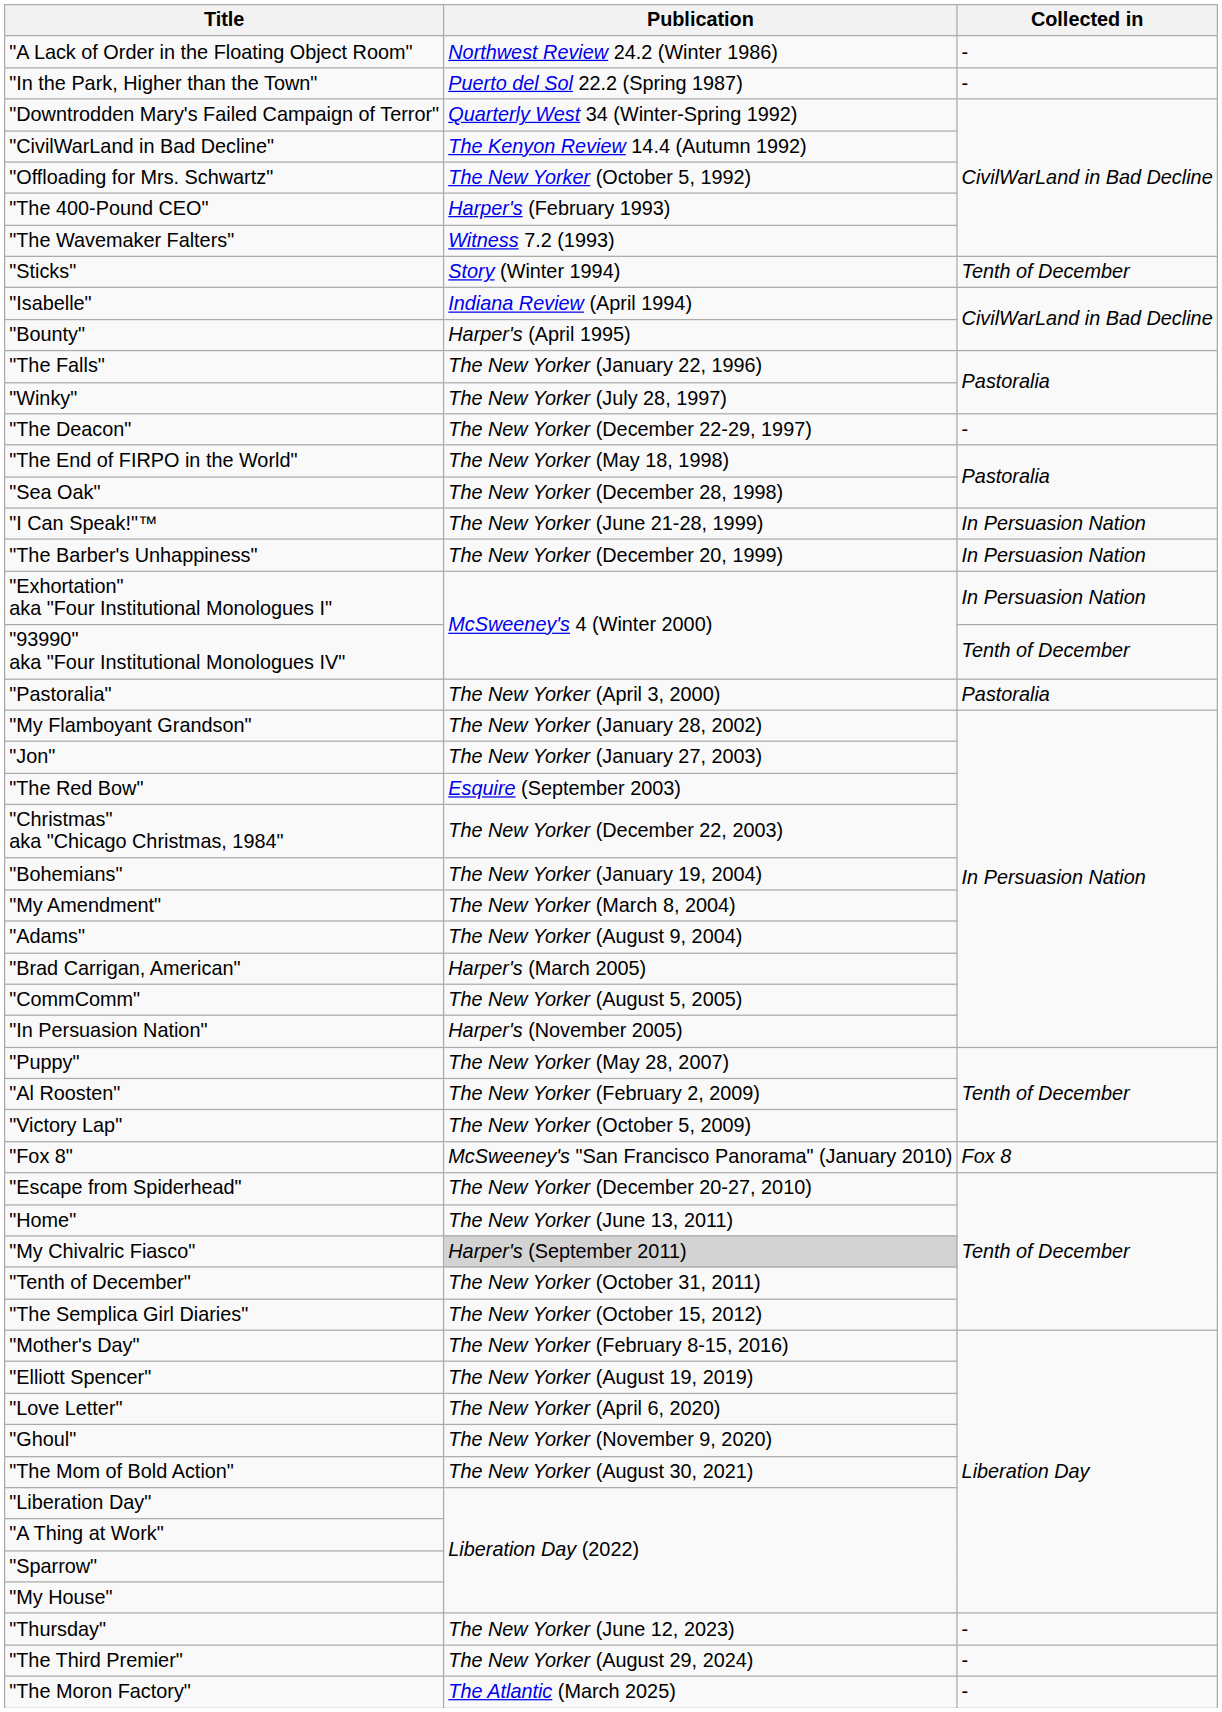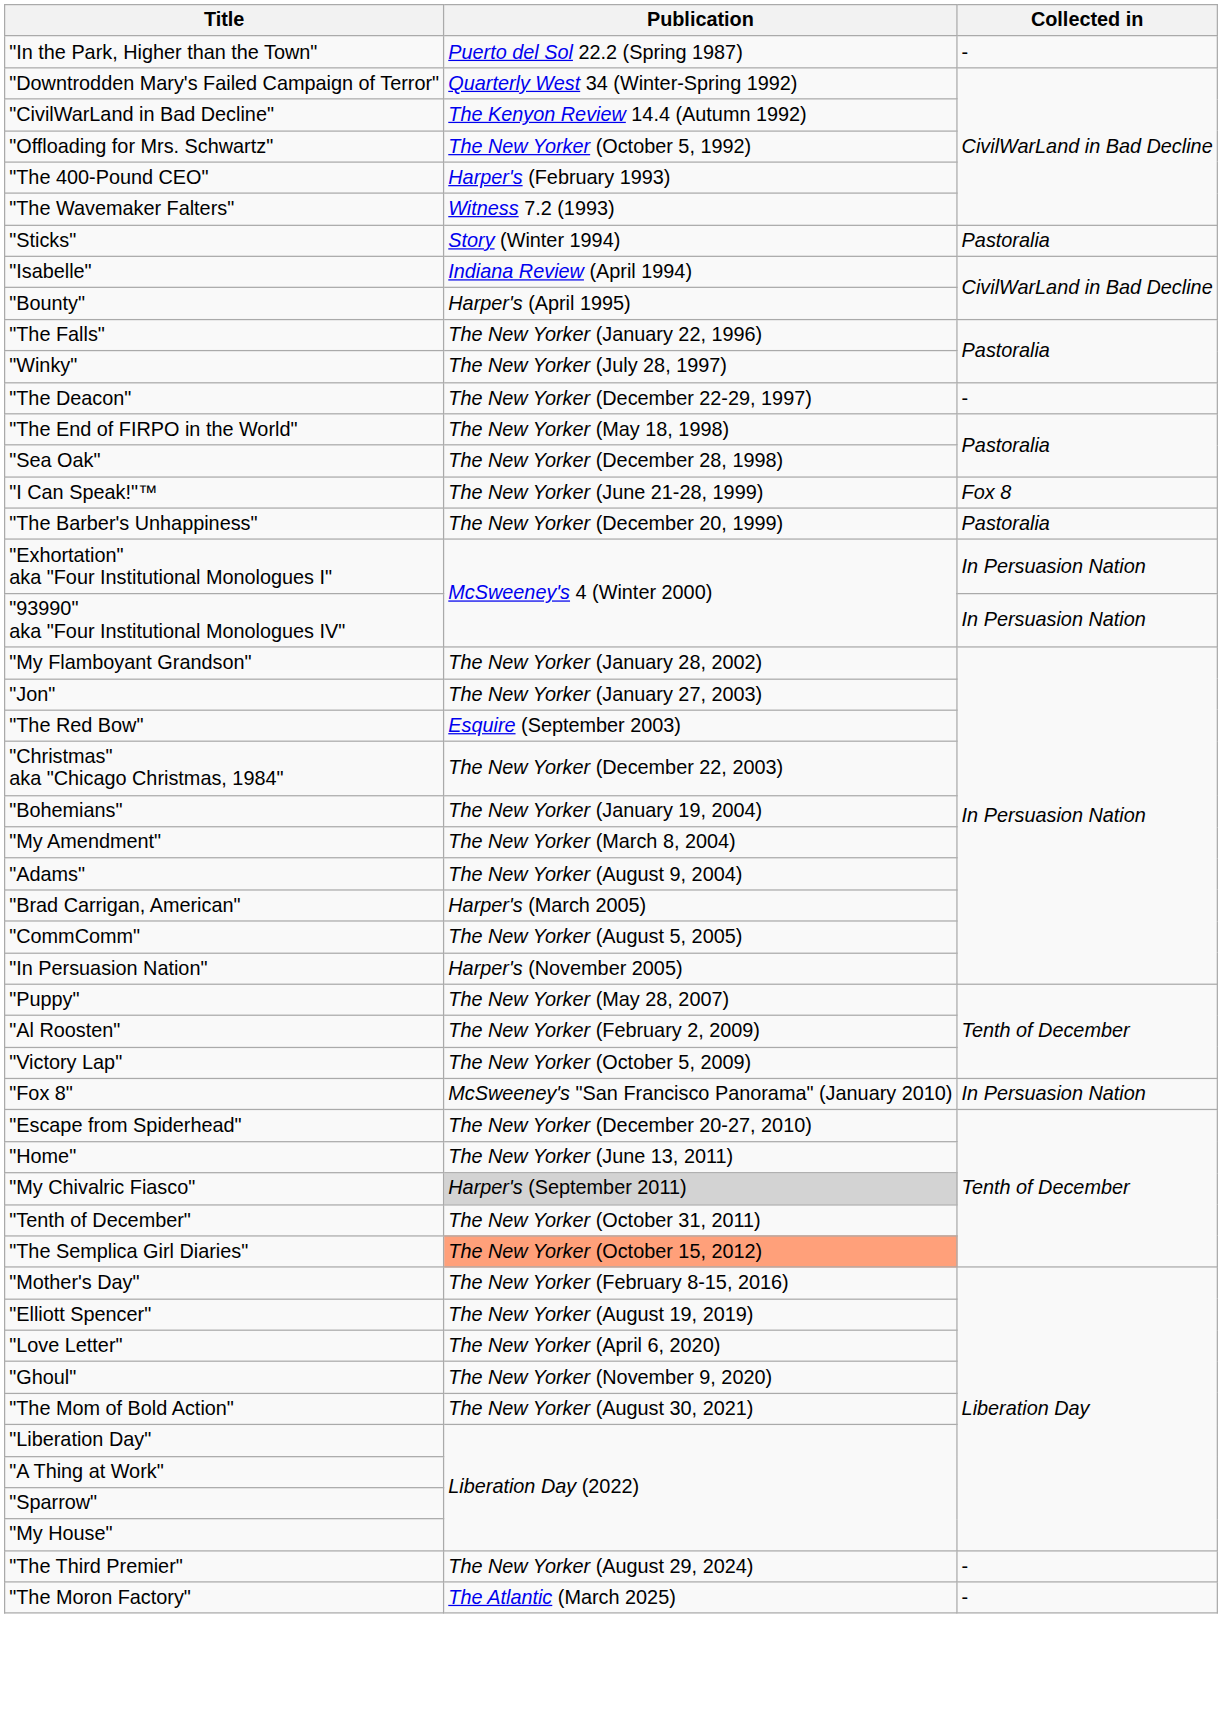- row: (211, 51)
(1046, 271) Tenth of December -> (1006, 240) Pastoralia
(1054, 523) In Persuasion Nation -> (986, 492) Fox 8
(1054, 555) In Persuasion Nation -> (1006, 523) Pastoralia
(1046, 651) Tenth of December -> (1054, 620) In Persuasion Nation
- row: (60, 694)
(986, 1157) Fox 8 -> (1054, 1094) In Persuasion Nation
(605, 1314) no background -> (605, 1251) lightsalmon background
- row: (58, 1628)
